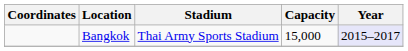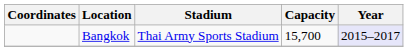(303, 35) 15,000 -> (303, 35) 15,700
